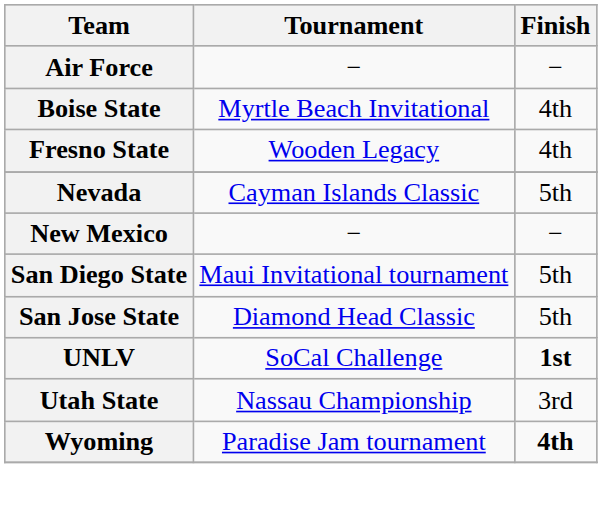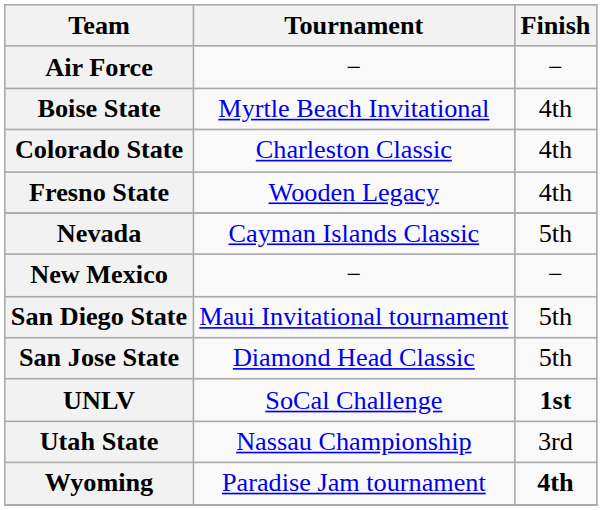+ row: (99, 150)
